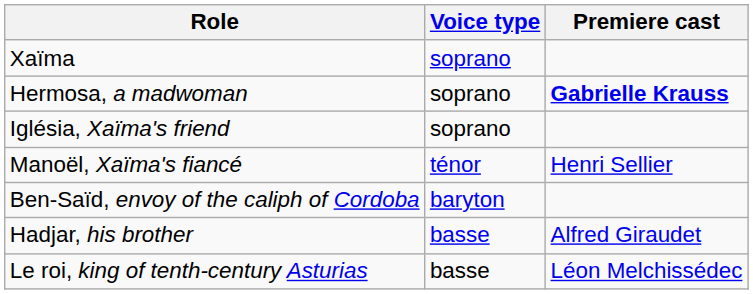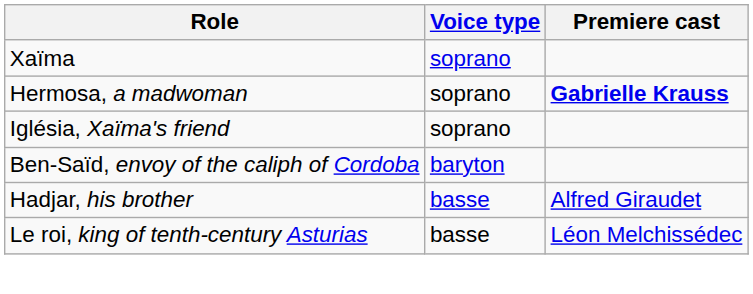- row: (126, 164)
